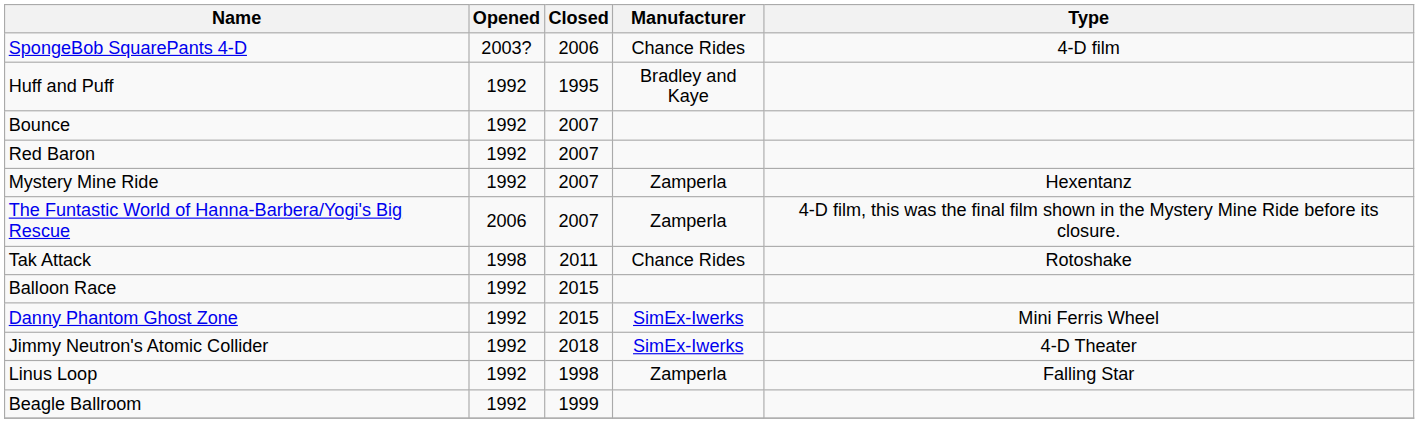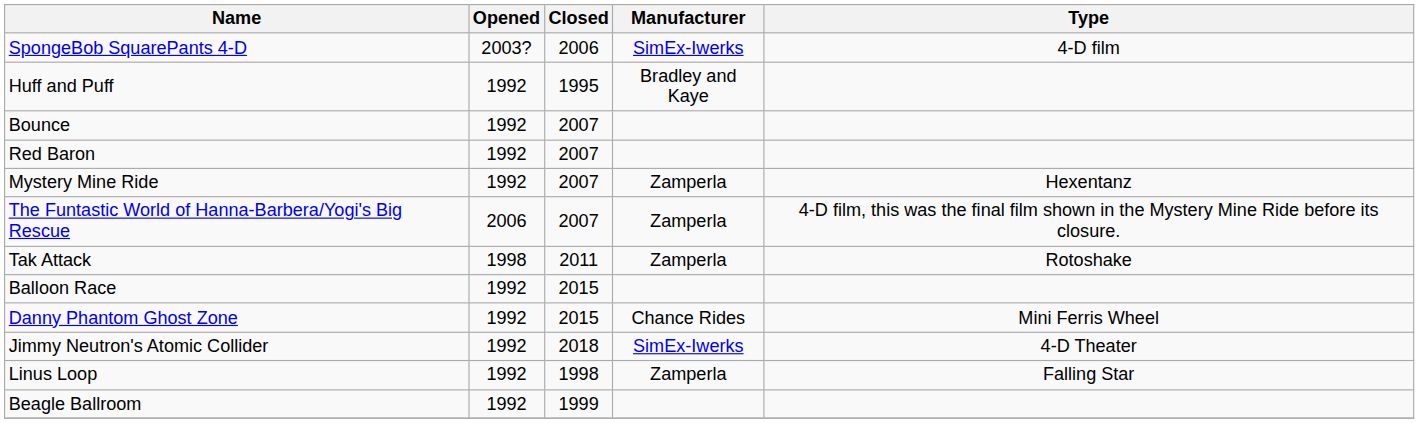(688, 47) Chance Rides -> (688, 47) SimEx-Iwerks
(688, 260) Chance Rides -> (688, 260) Zamperla
(688, 317) SimEx-Iwerks -> (688, 317) Chance Rides
